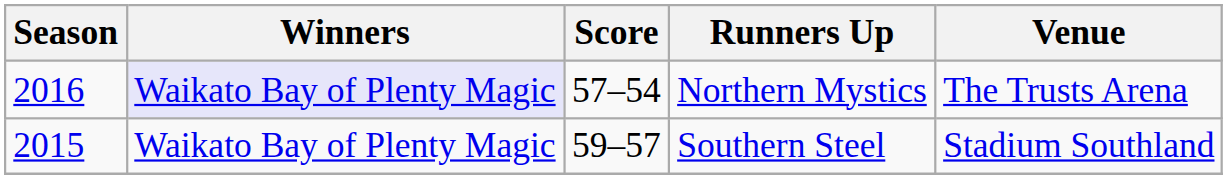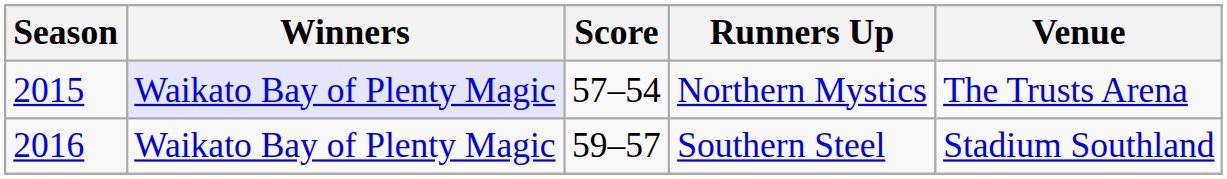(49, 88) 2016 -> (49, 88) 2015
(49, 145) 2015 -> (49, 145) 2016
